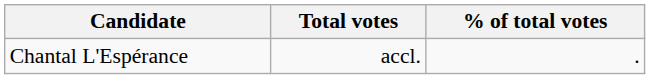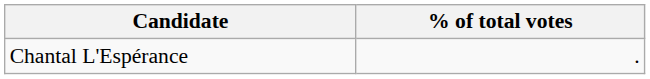- column: (349, 21)
